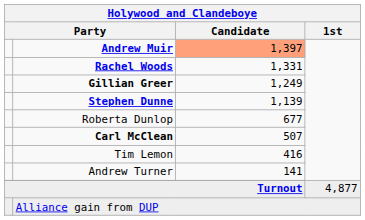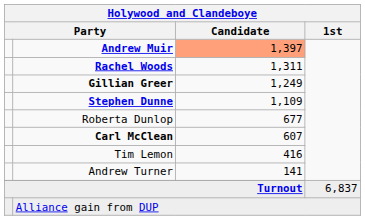(286, 66) 1,331 -> (286, 66) 1,311
(286, 101) 1,139 -> (286, 101) 1,109
(293, 136) 507 -> (293, 136) 607
(341, 189) 4,877 -> (341, 189) 6,837
